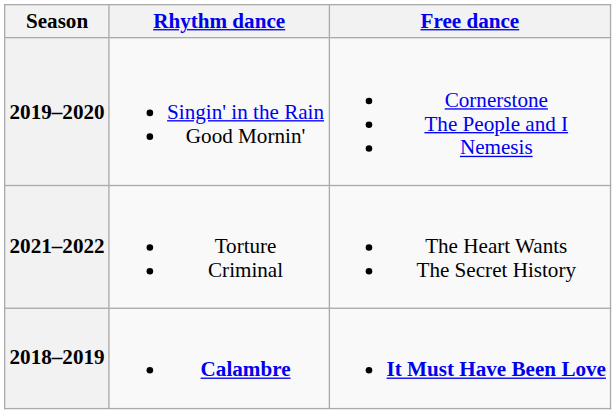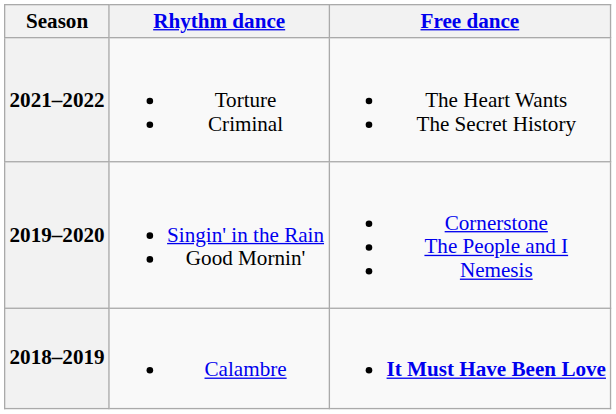rows swapped: (57, 246) <-> (57, 111)
(219, 370) bold -> (219, 370) normal
